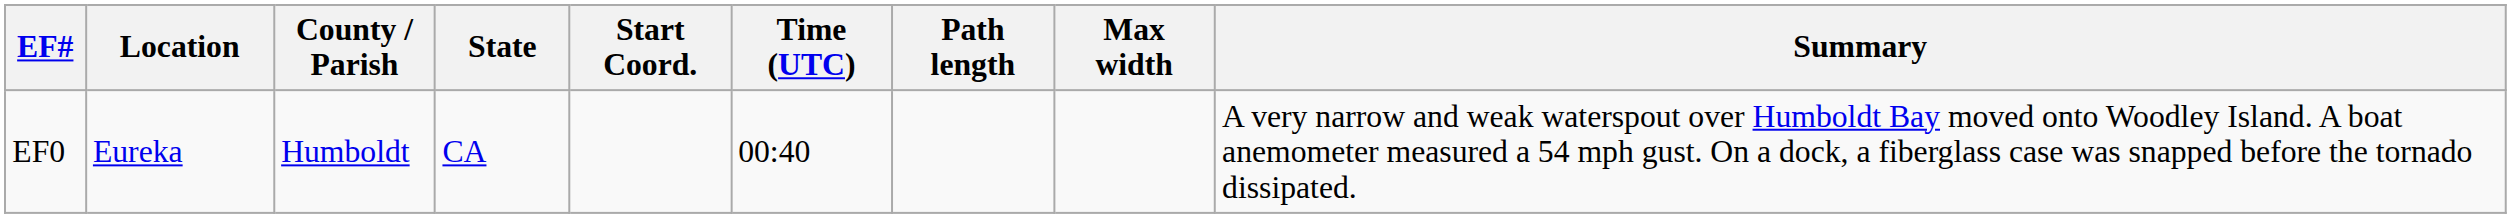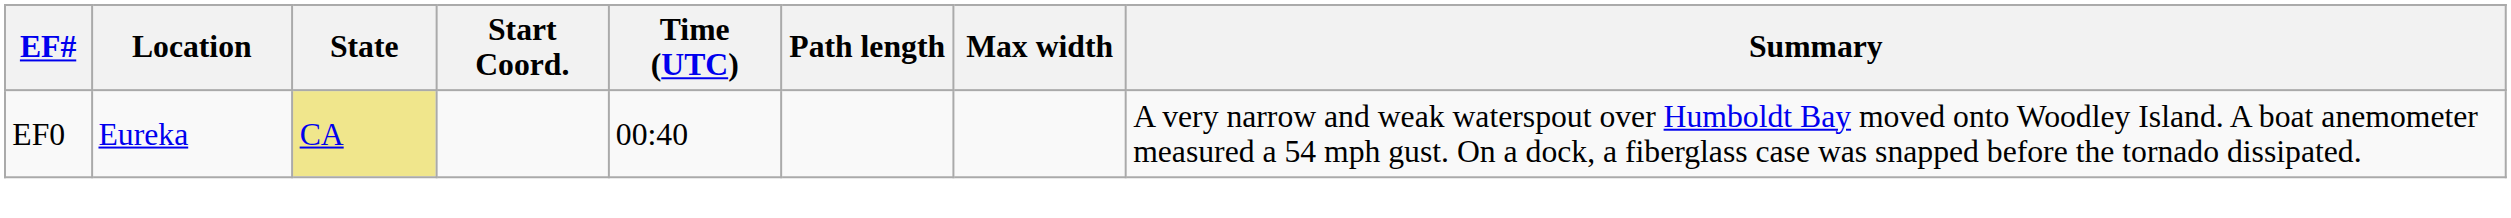- column: (354, 47)
(464, 151) no background -> (322, 133) khaki background
